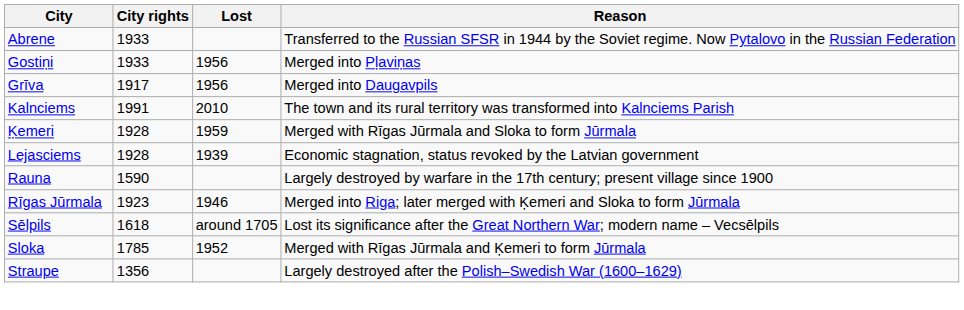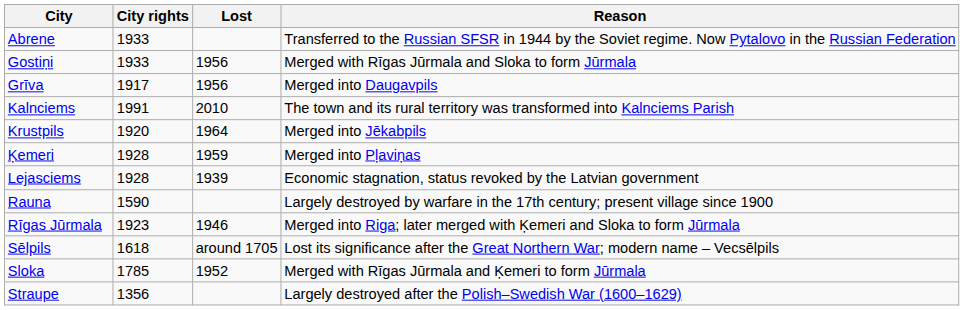(352, 62) Merged into Pļaviņas -> (460, 62) Merged with Rīgas Jūrmala and Sloka to form Jūrmala
+ row: (40, 132)
(460, 132) Merged with Rīgas Jūrmala and Sloka to form Jūrmala -> (352, 155) Merged into Pļaviņas
